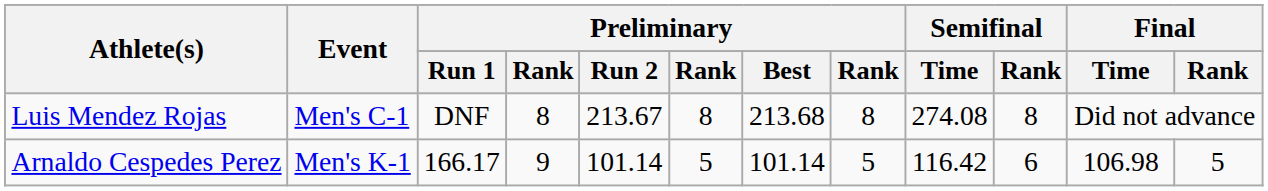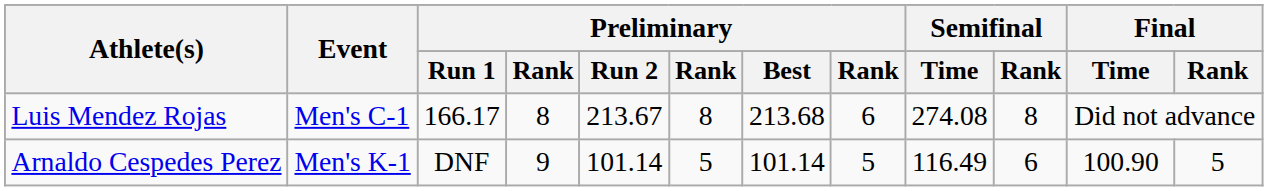(462, 116) DNF -> (462, 116) 166.17
(868, 116) 8 -> (868, 116) 6
(462, 162) 166.17 -> (462, 162) DNF
(950, 162) 116.42 -> (950, 162) 116.49
(1121, 162) 106.98 -> (1121, 162) 100.90
